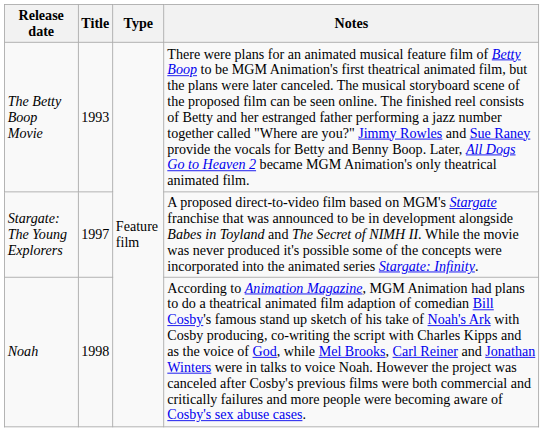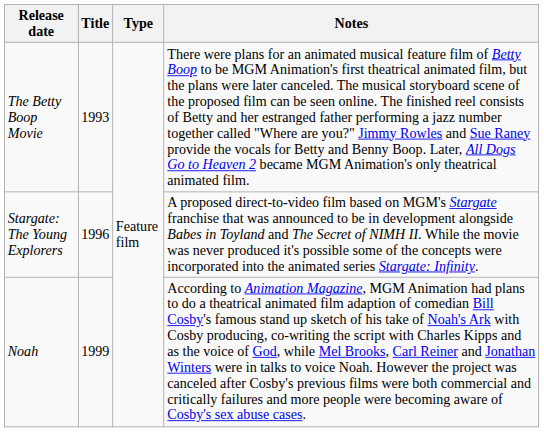(95, 234) 1997 -> (95, 234) 1996
(95, 351) 1998 -> (95, 351) 1999
